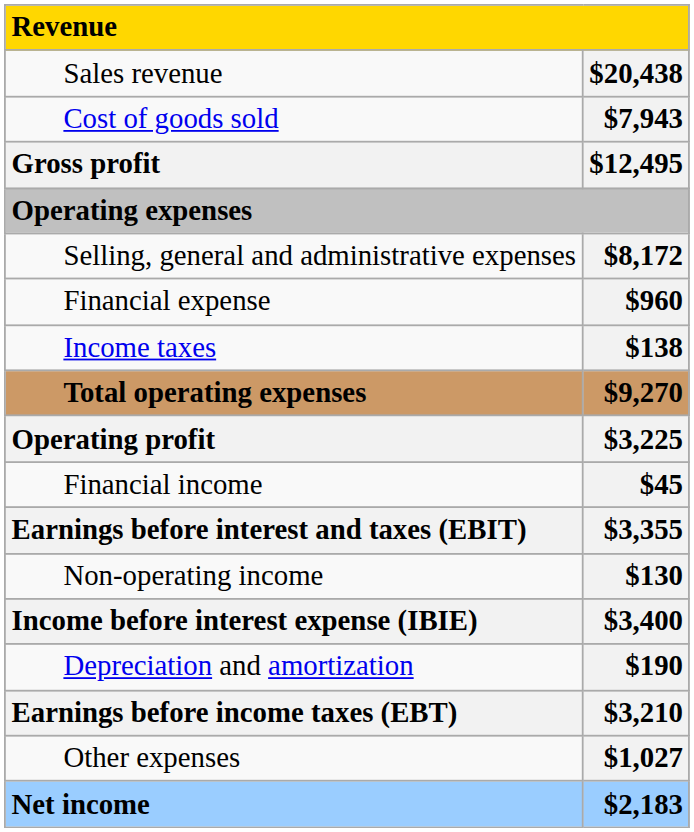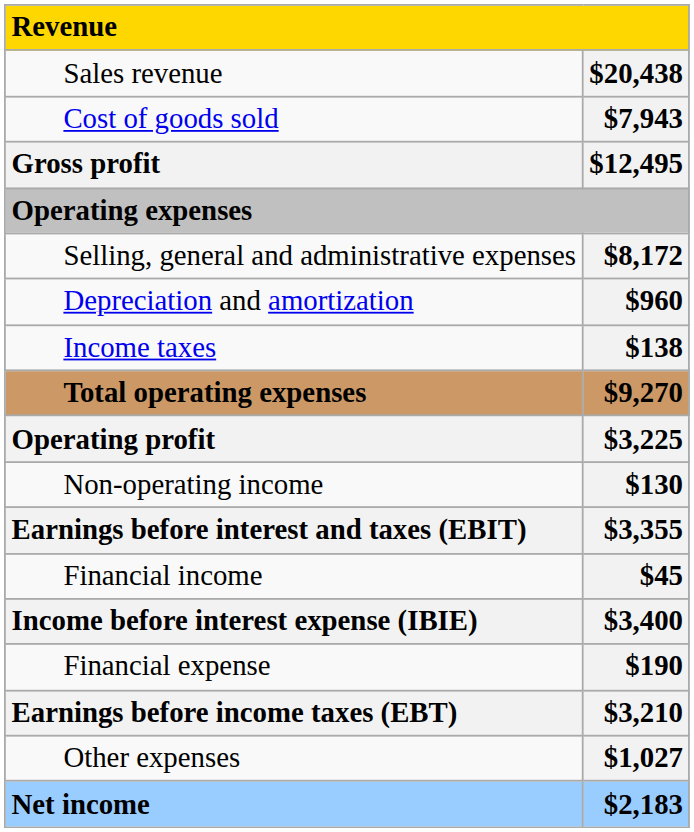(167, 301) Financial expense -> (239, 301) Depreciation and amortization
rows swapped: (654, 575) <-> (661, 484)
(239, 666) Depreciation and amortization -> (167, 666) Financial expense
